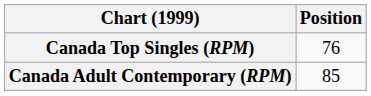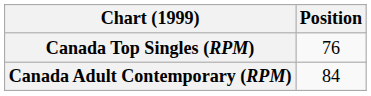(331, 76) 85 -> (331, 76) 84
